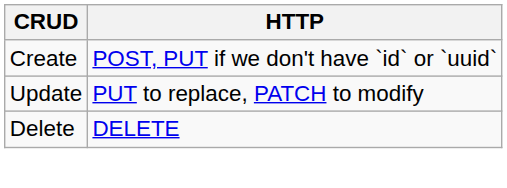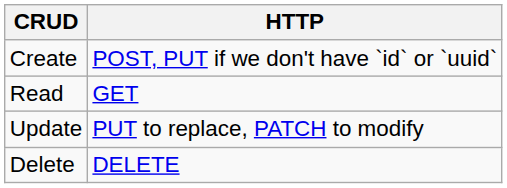+ row: (37, 93)
